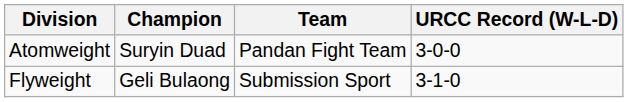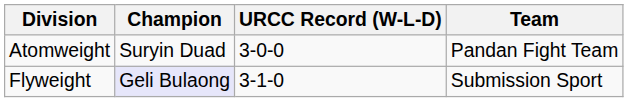columns swapped: (323, 19) <-> (517, 19)
(175, 81) no background -> (175, 81) lavender background
